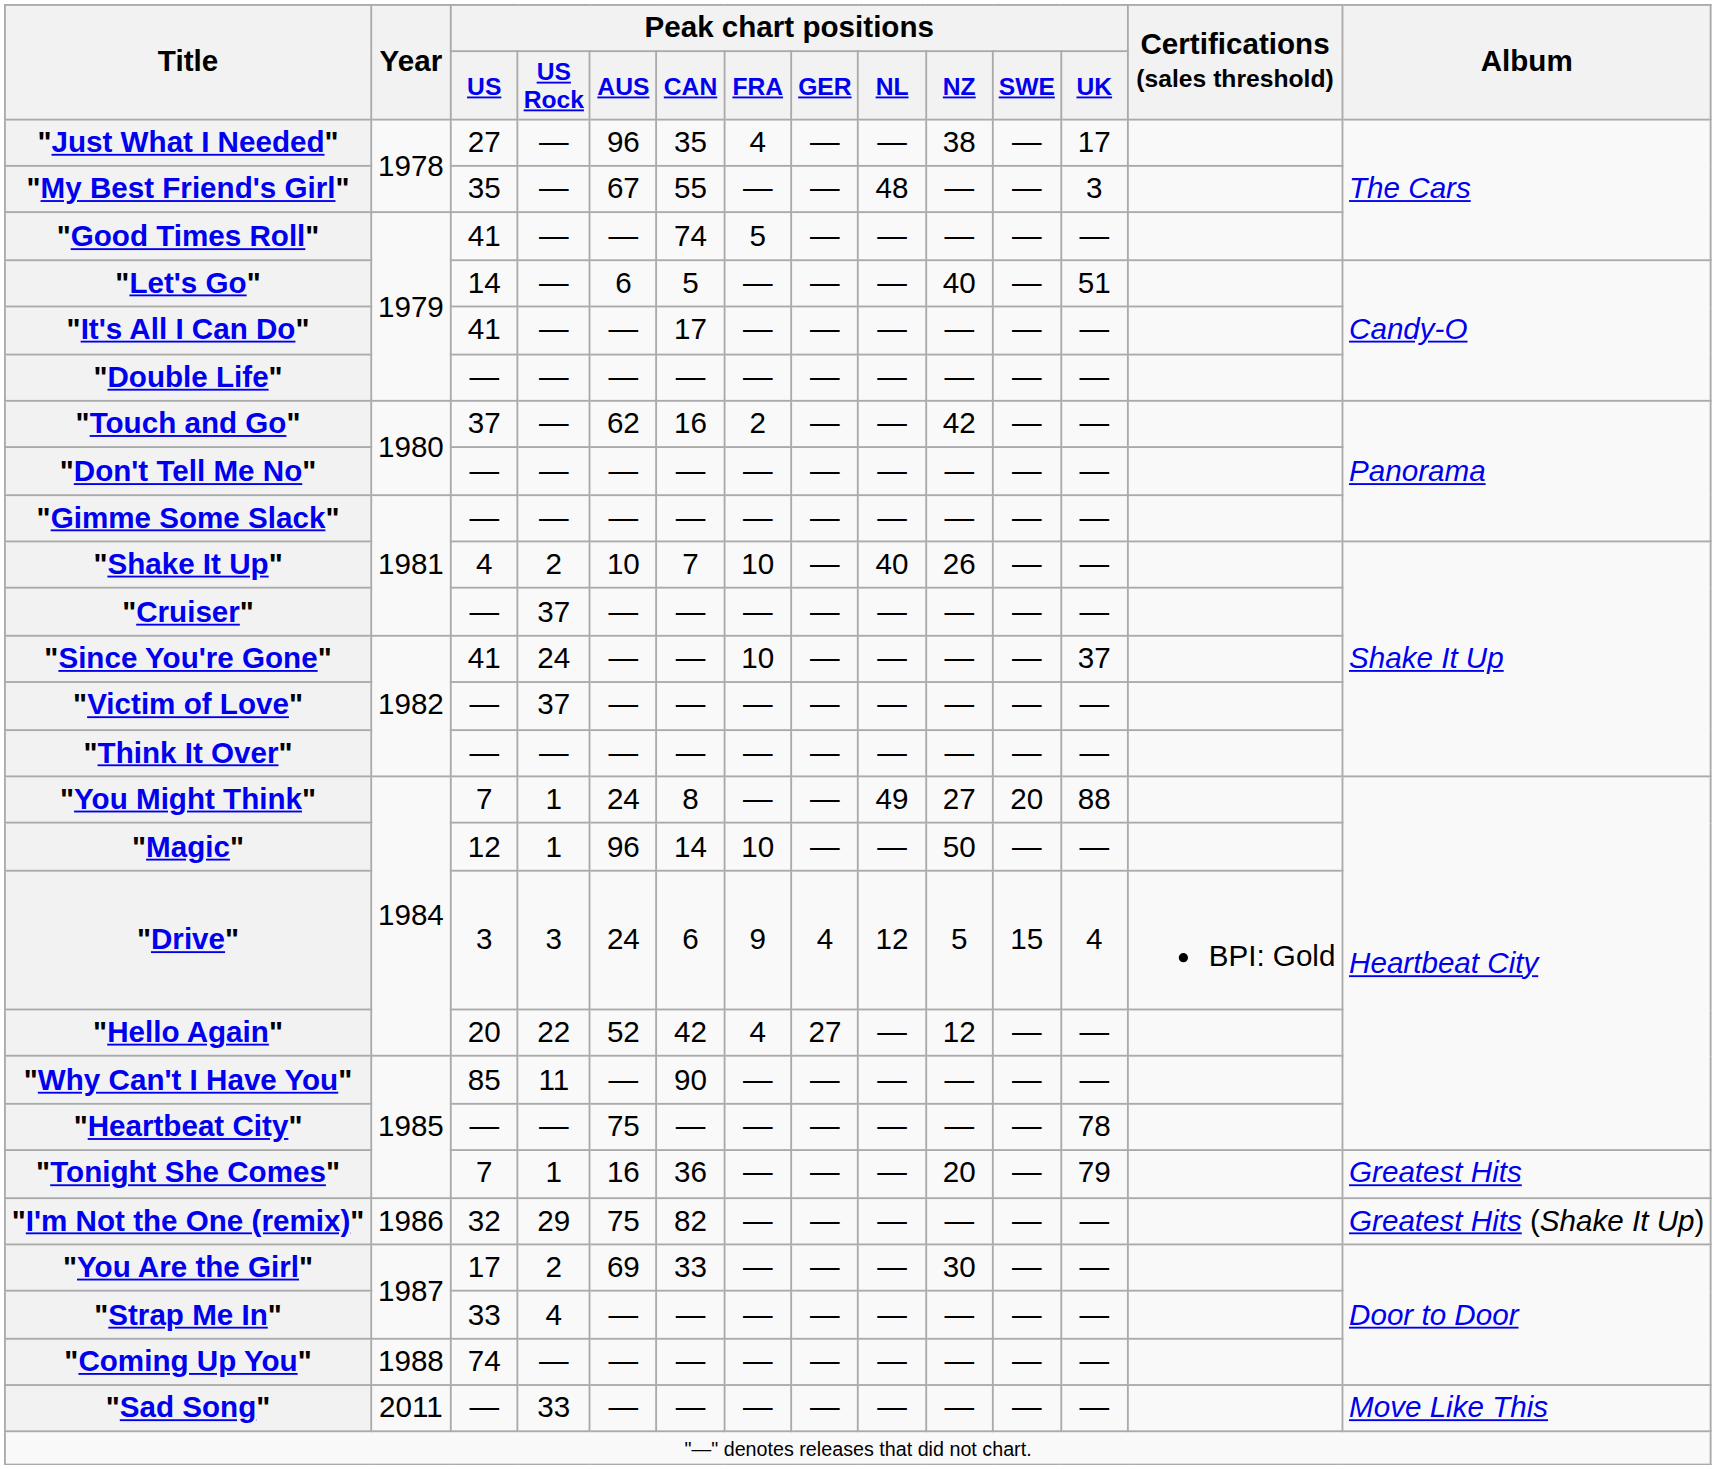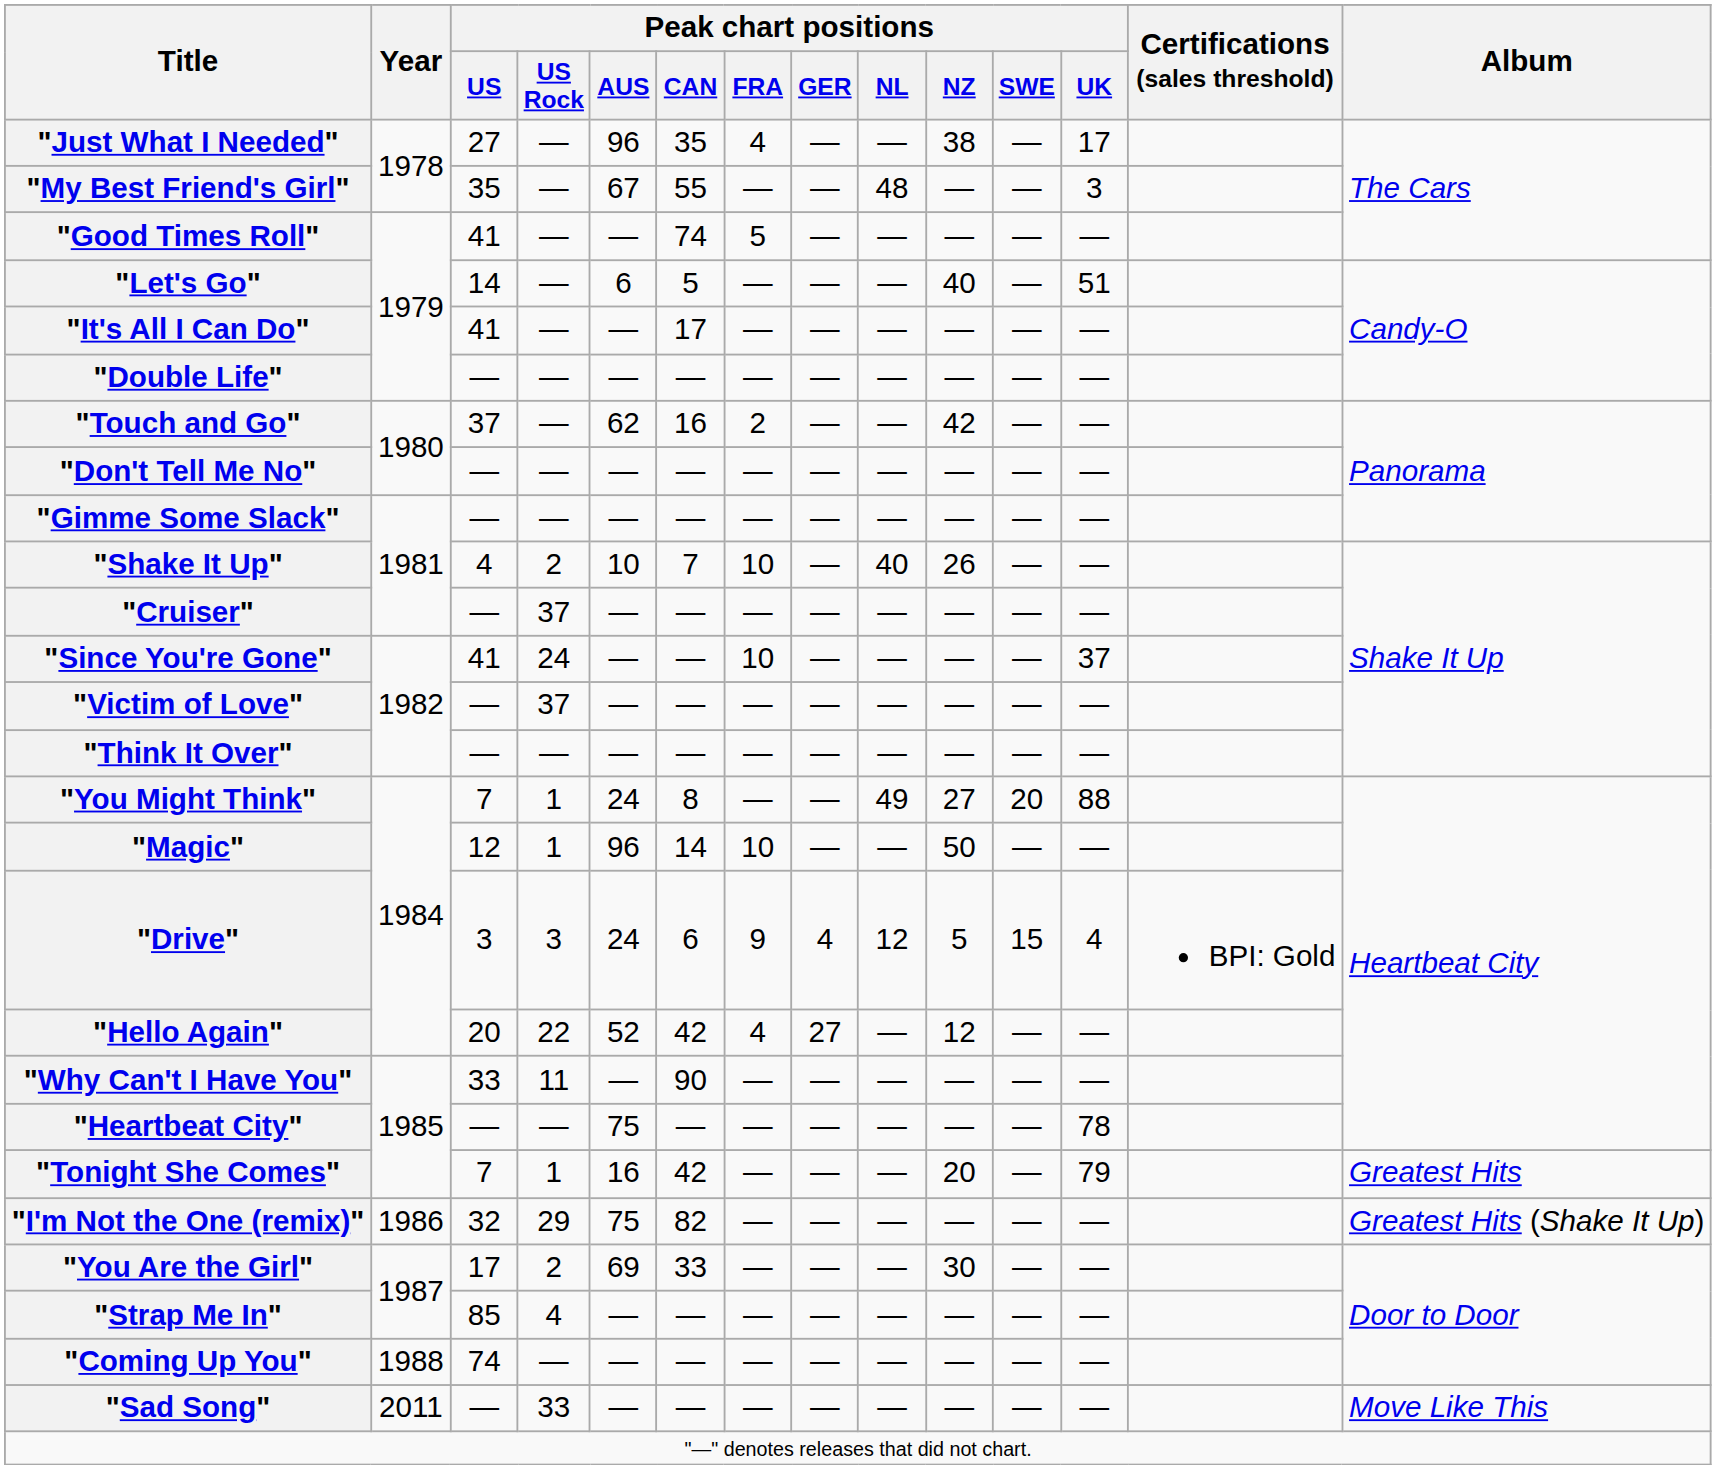(484, 1079) 85 -> (484, 1079) 33
(691, 1173) 36 -> (691, 1173) 42
(484, 1314) 33 -> (484, 1314) 85
